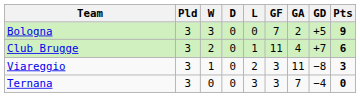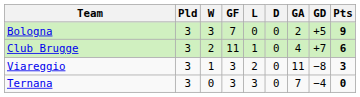columns swapped: (233, 13) <-> (276, 13)
